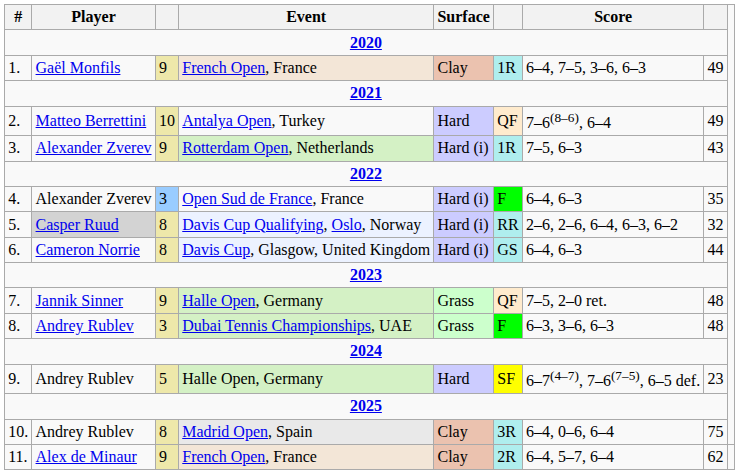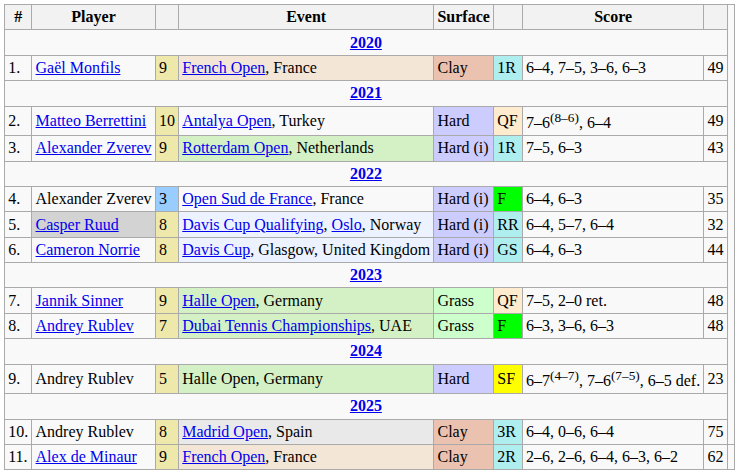(602, 224) 2–6, 2–6, 6–4, 6–3, 6–2 -> (570, 224) 6–4, 5–7, 6–4
(163, 326) 3 -> (163, 326) 7
(570, 457) 6–4, 5–7, 6–4 -> (602, 457) 2–6, 2–6, 6–4, 6–3, 6–2
